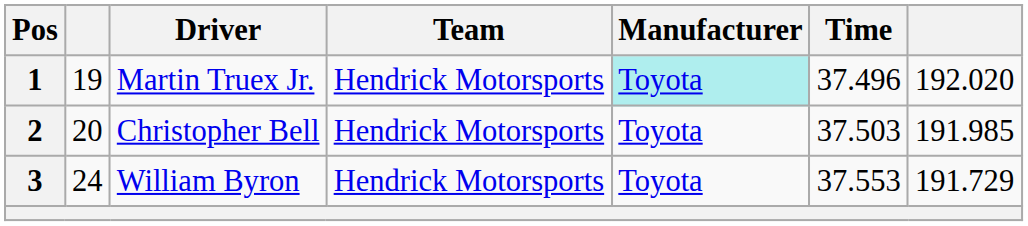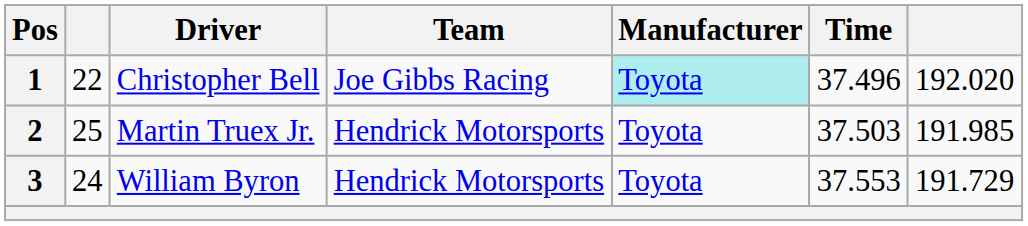(87, 80) 19 -> (87, 80) 22
(216, 80) Martin Truex Jr. -> (218, 80) Christopher Bell
(469, 80) Hendrick Motorsports -> (441, 80) Joe Gibbs Racing
(87, 130) 20 -> (87, 130) 25
(218, 130) Christopher Bell -> (216, 130) Martin Truex Jr.
